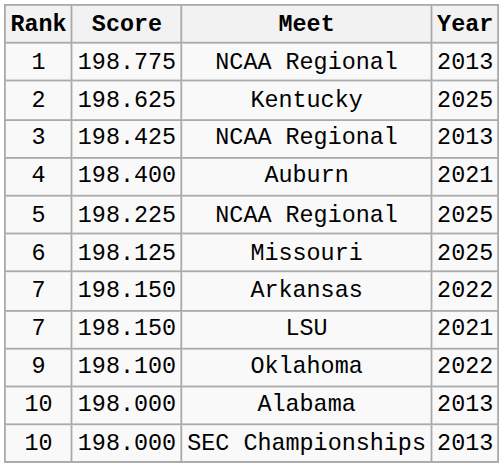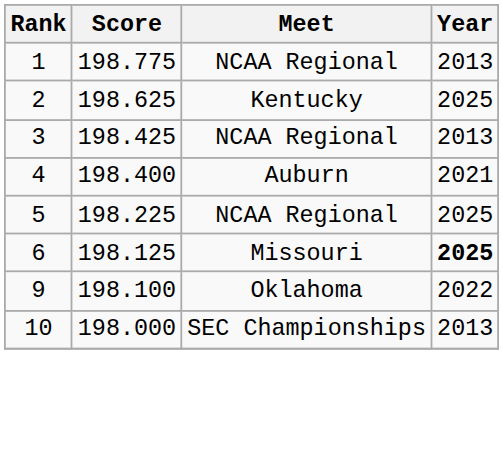(465, 253) normal -> (465, 253) bold
- row: (39, 291)
- row: (39, 329)
- row: (39, 405)
